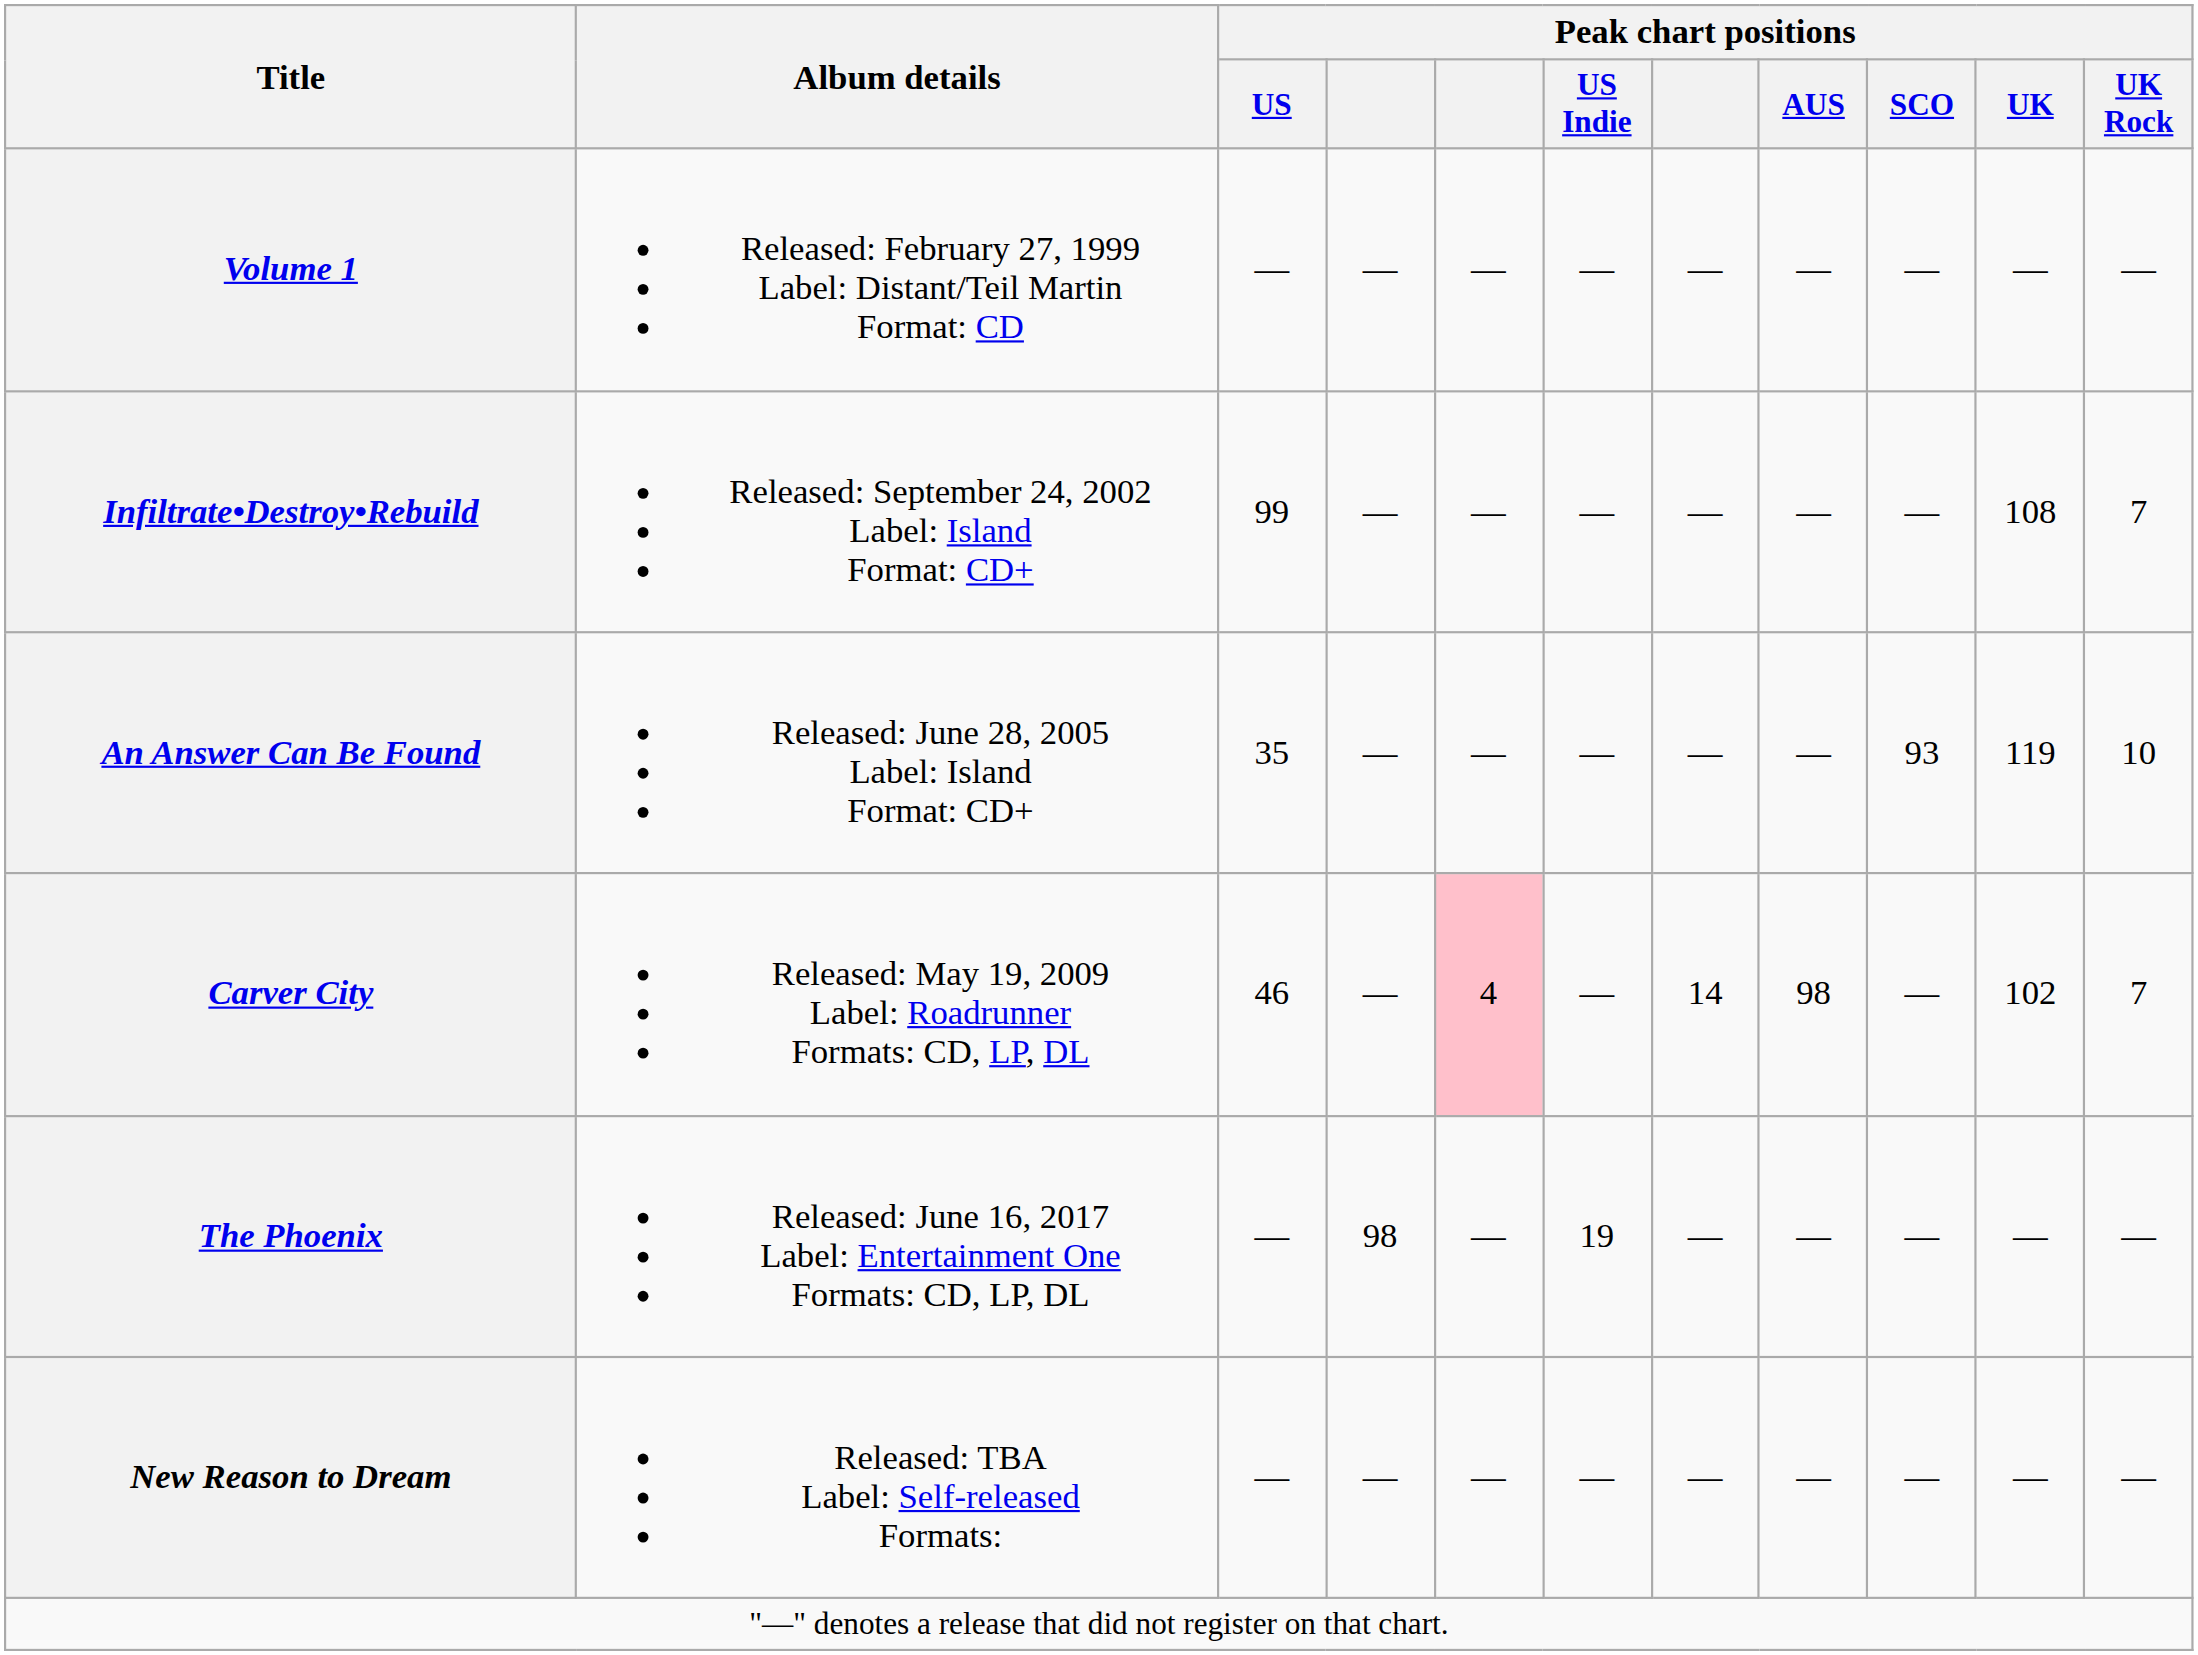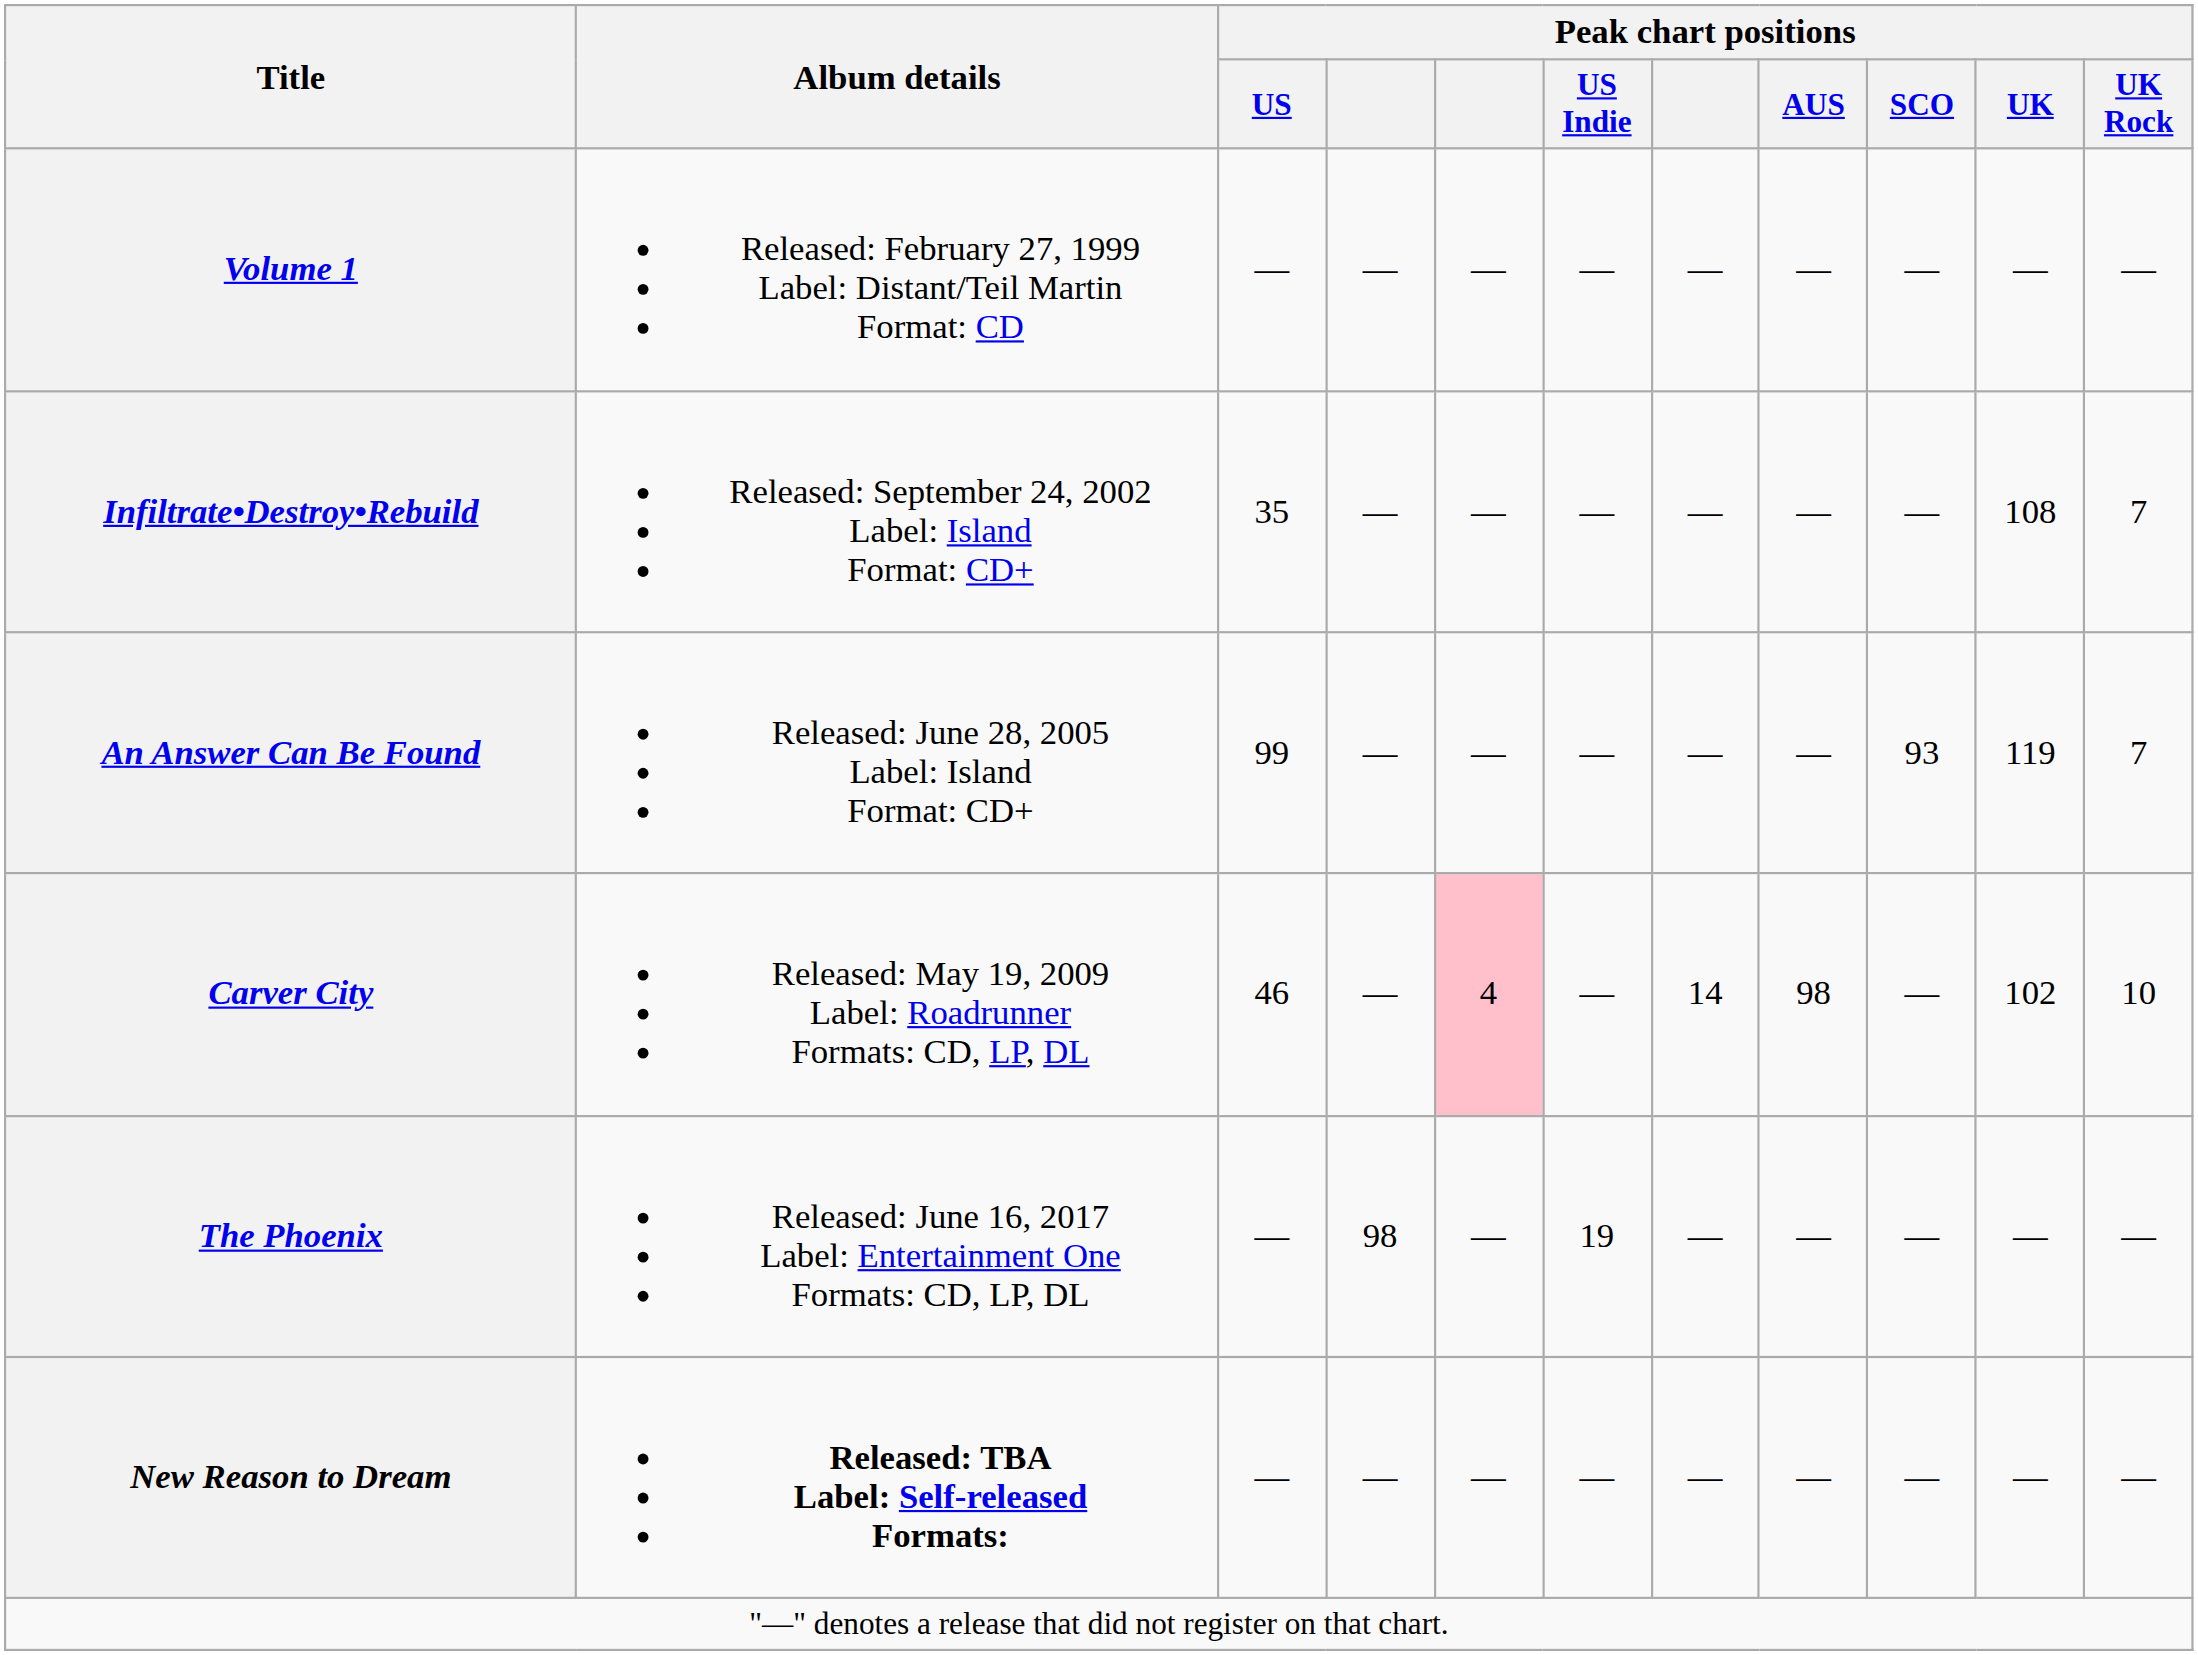(1272, 510) 99 -> (1272, 510) 35
(1272, 752) 35 -> (1272, 752) 99
(2139, 752) 10 -> (2139, 752) 7
(2139, 993) 7 -> (2139, 993) 10
(897, 1497) normal -> (897, 1497) bold
